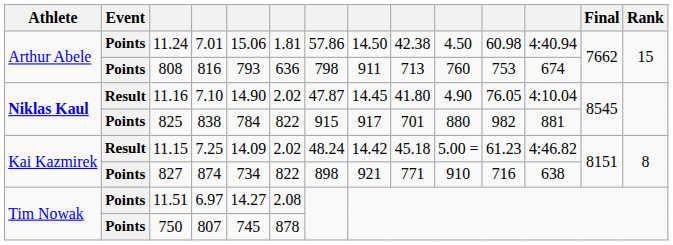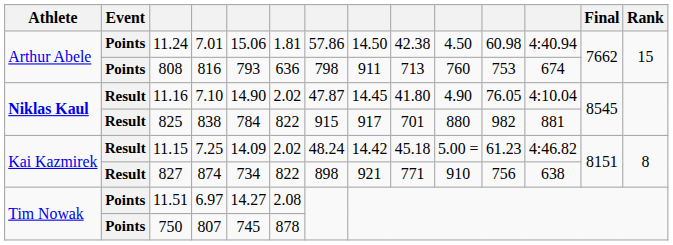(125, 122) Points -> (125, 122) Result
(125, 174) Points -> (125, 174) Result
(504, 174) 716 -> (504, 174) 756
